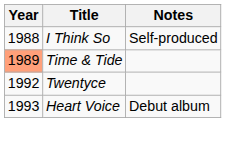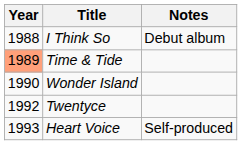(173, 38) Self-produced -> (185, 38) Debut album
+ row: (92, 83)
(169, 106) Debut album -> (189, 128) Self-produced
